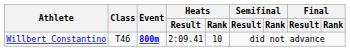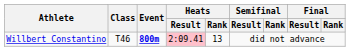(186, 39) no background -> (186, 39) pink background
(217, 39) 10 -> (217, 39) 13
